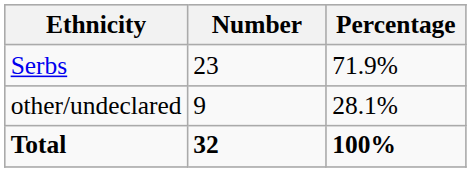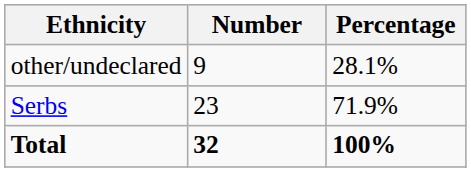rows swapped: (39, 65) <-> (96, 105)
